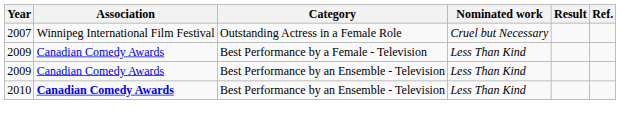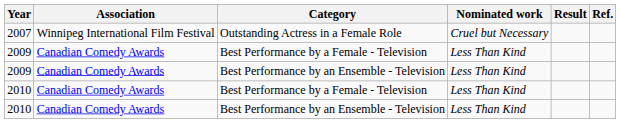+ row: (19, 90)
(105, 90) bold -> (100, 109) normal
